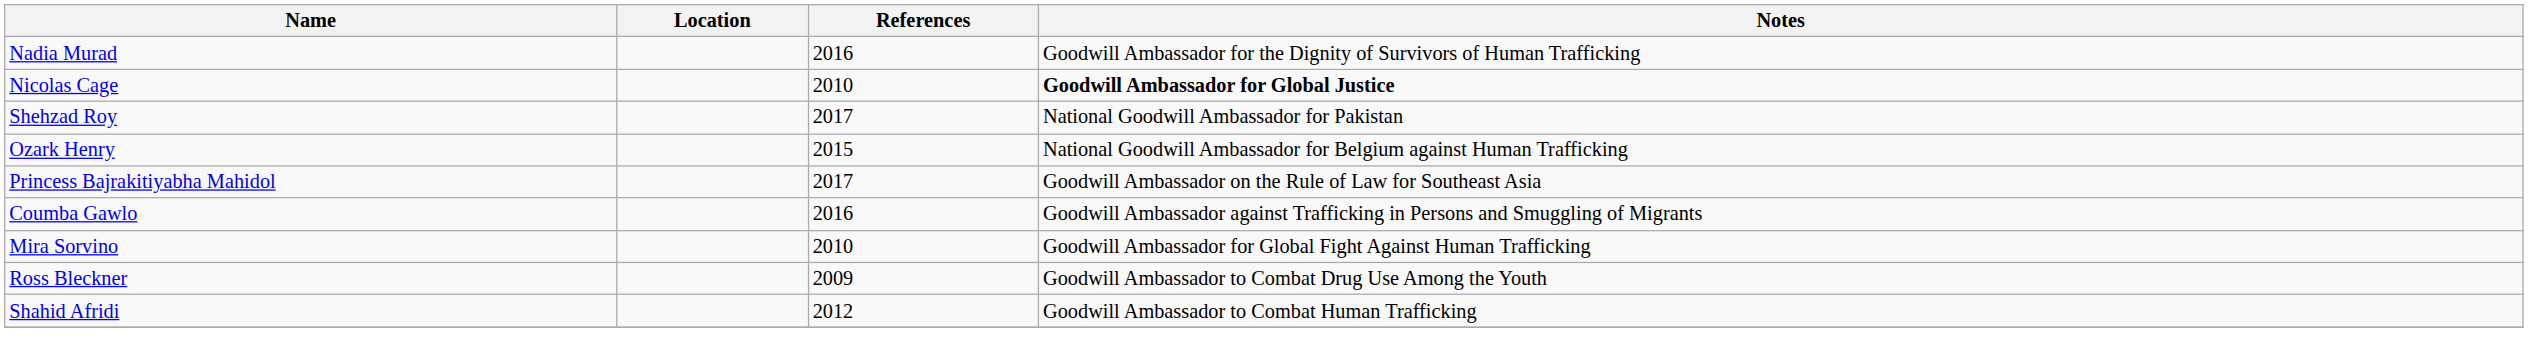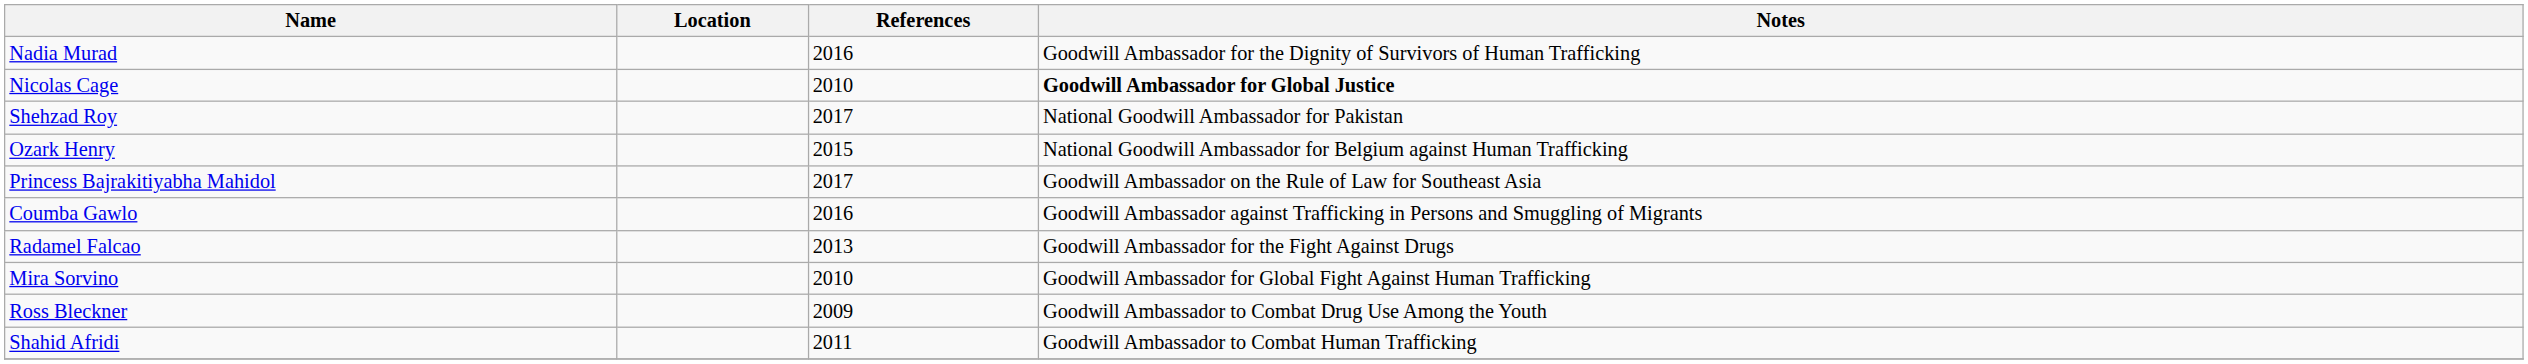+ row: (75, 246)
(833, 310) 2012 -> (833, 342) 2011
